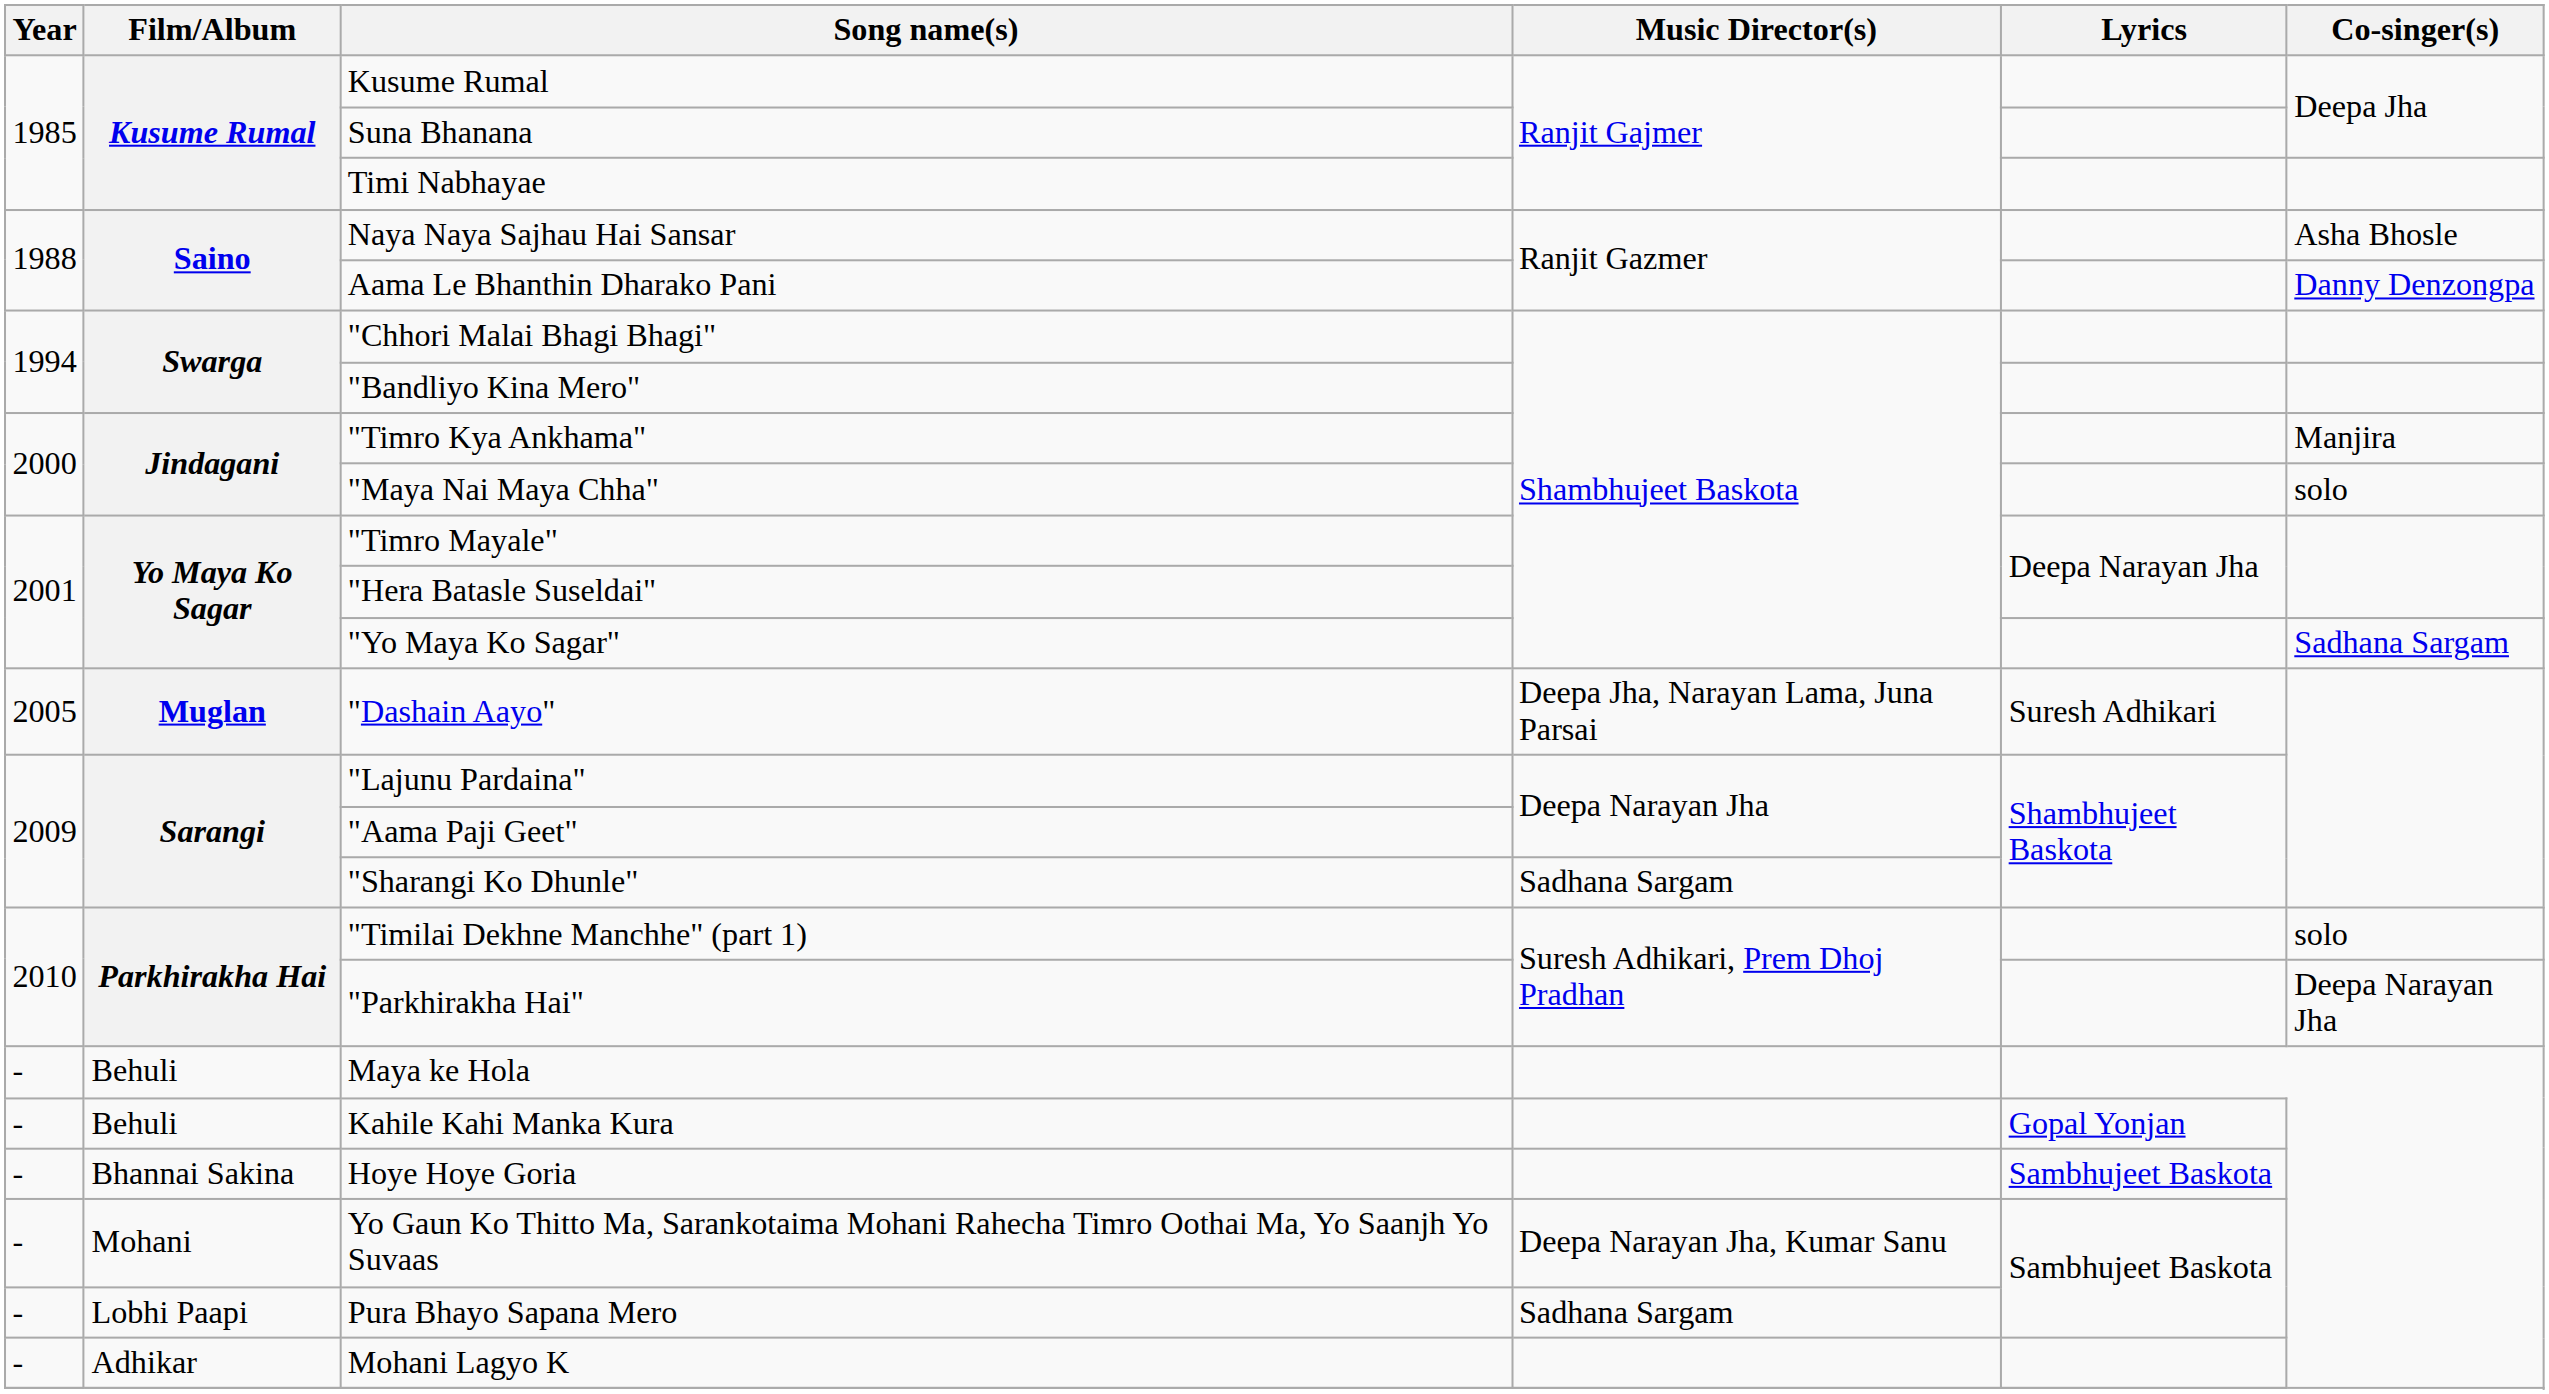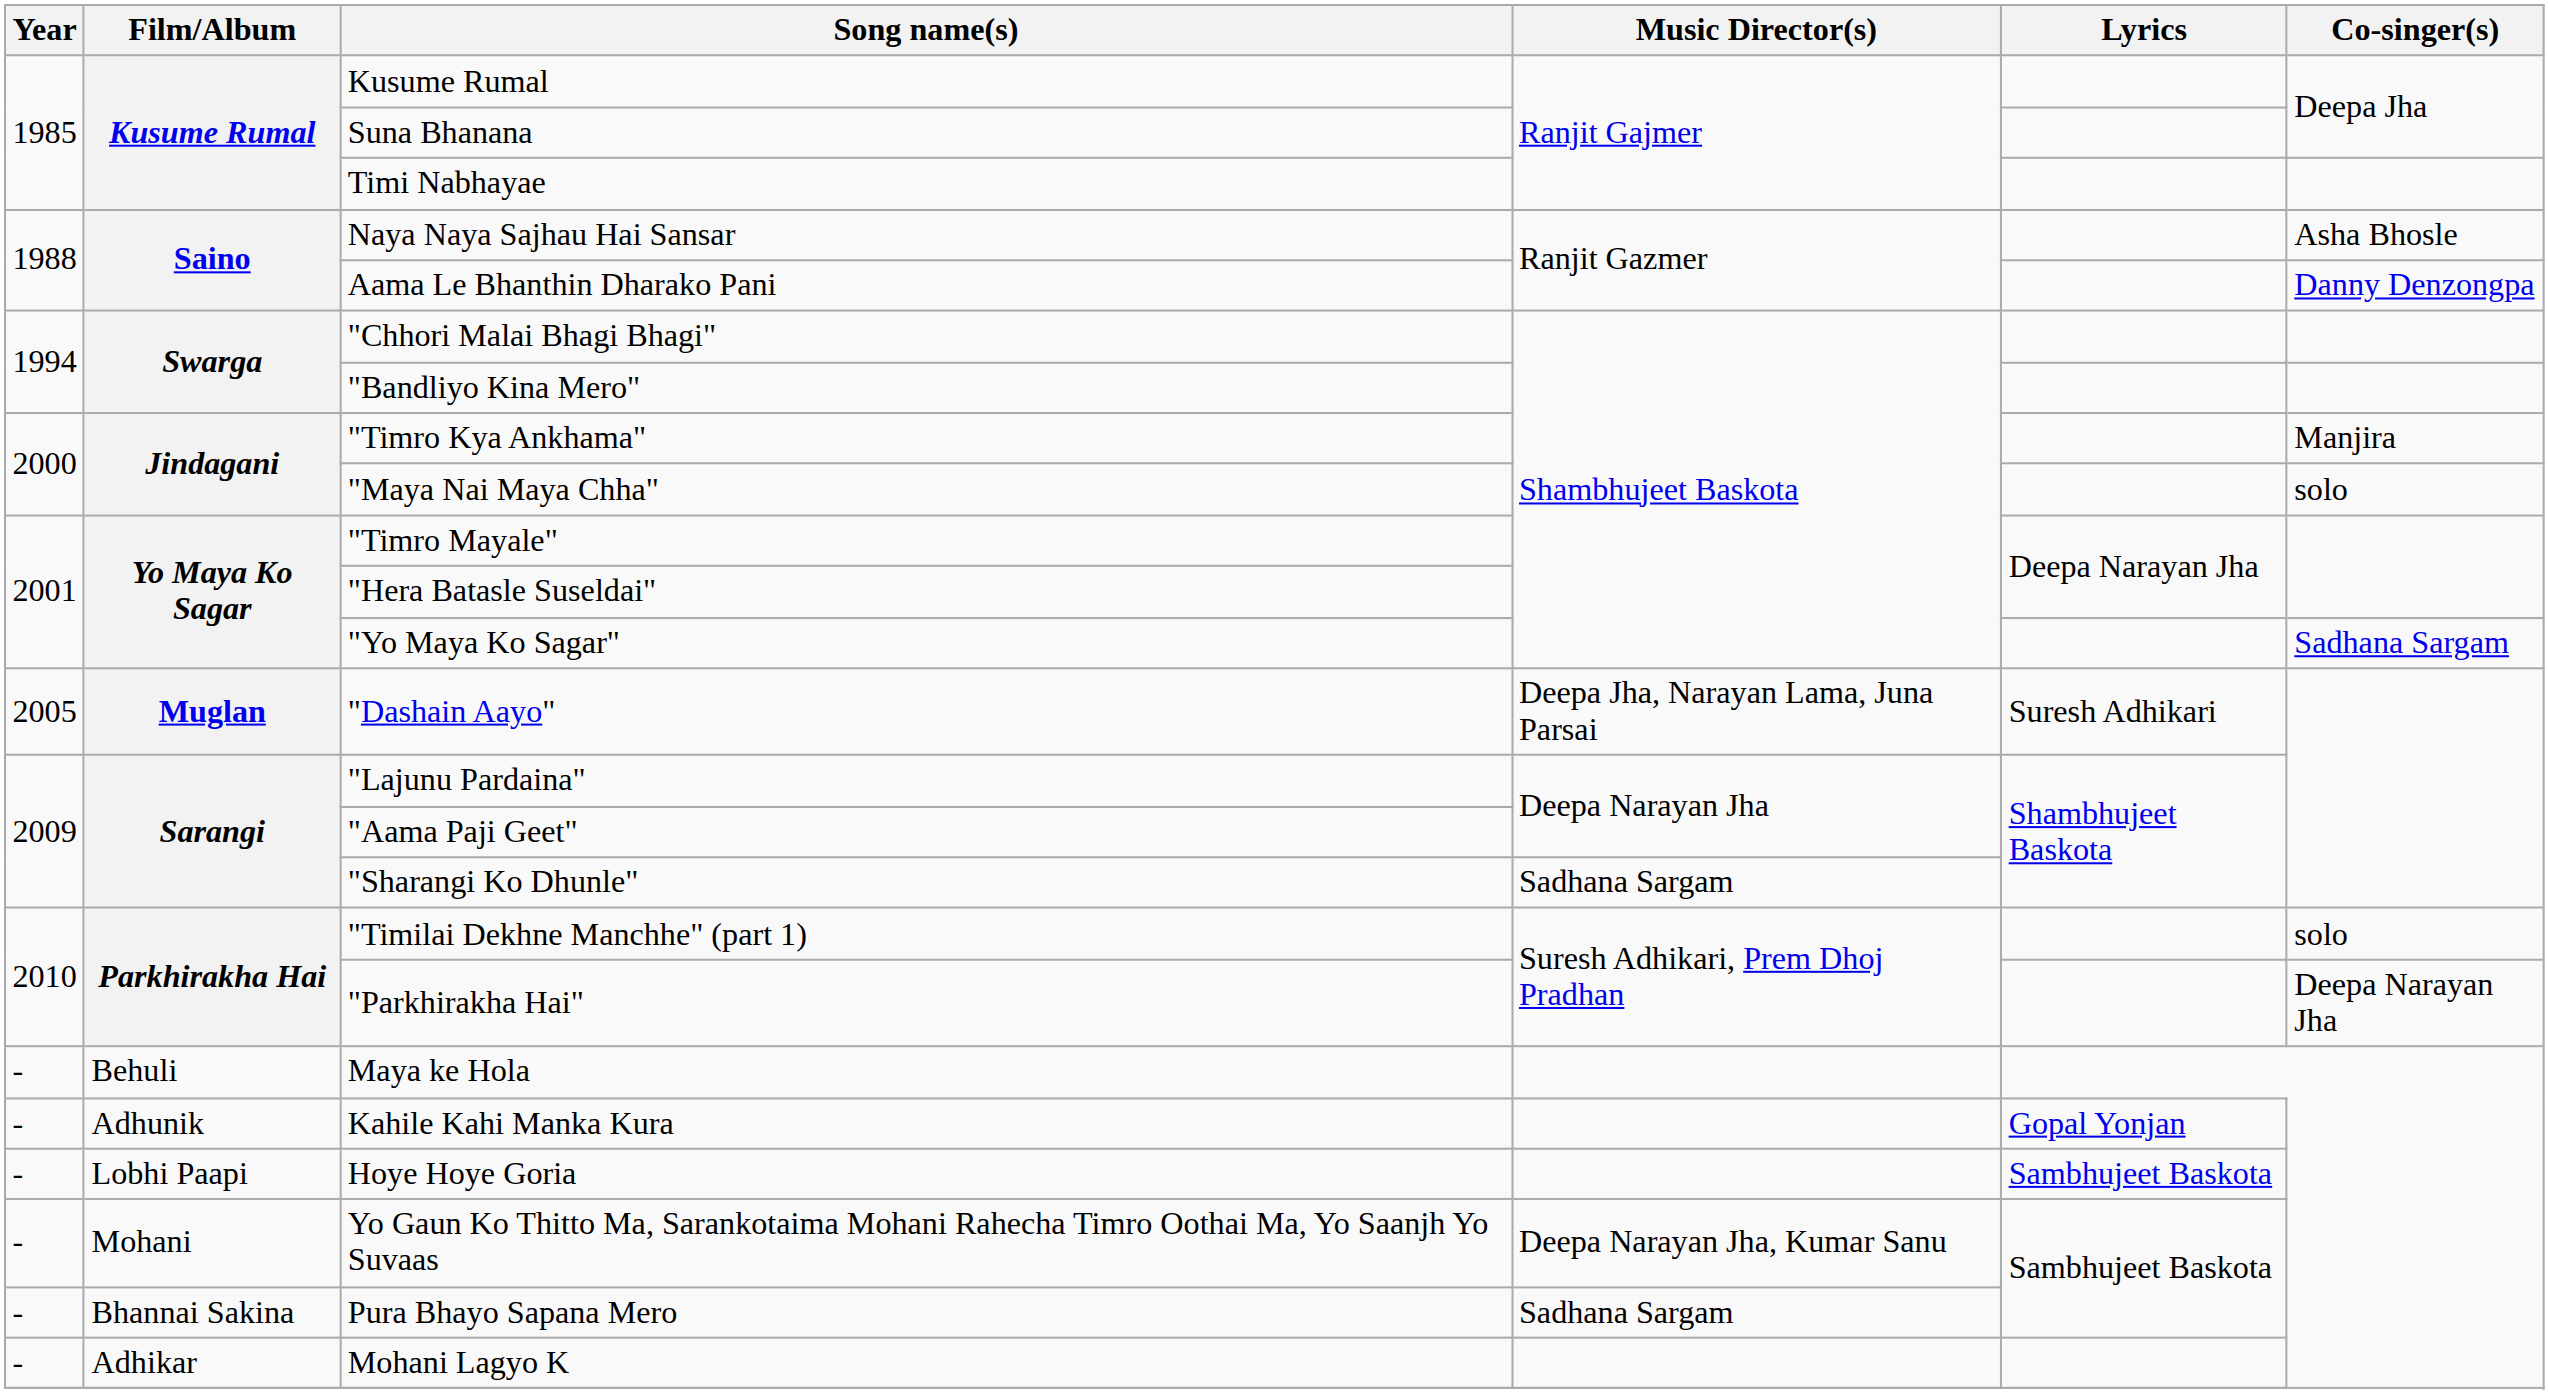(134, 1122) Behuli -> (148, 1122) Adhunik
(193, 1173) Bhannai Sakina -> (170, 1173) Lobhi Paapi
(170, 1311) Lobhi Paapi -> (193, 1311) Bhannai Sakina
